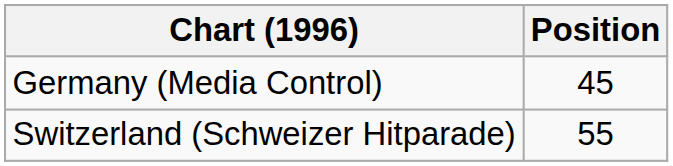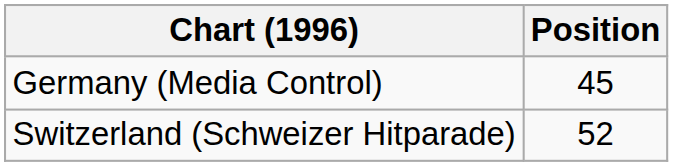(596, 134) 55 -> (596, 134) 52
